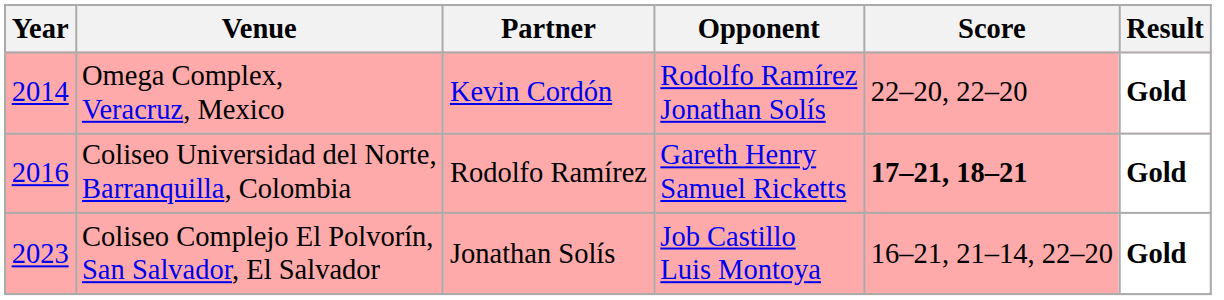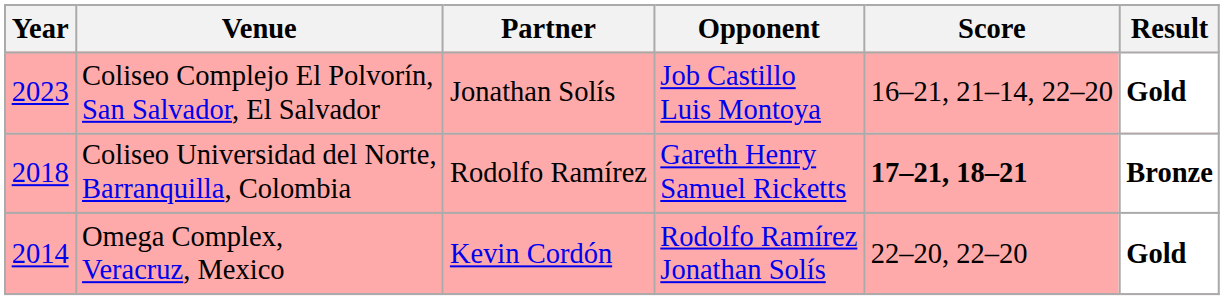rows swapped: (183, 92) <-> (258, 253)
(40, 172) 2016 -> (40, 172) 2018
(1156, 172) Gold -> (1170, 172) Bronze
